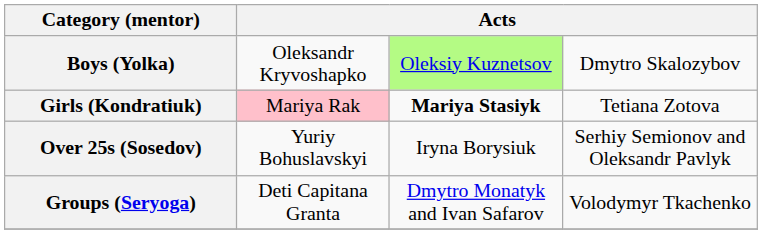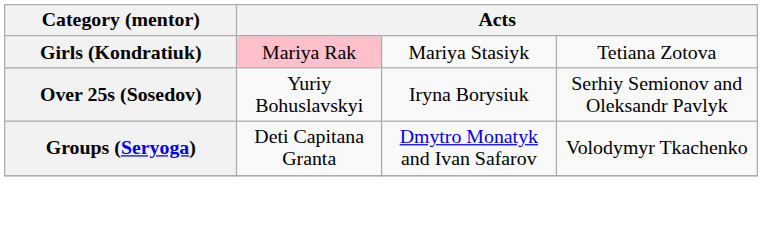- row: (121, 62)
(476, 105) bold -> (469, 51) normal
